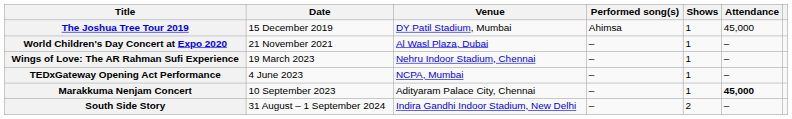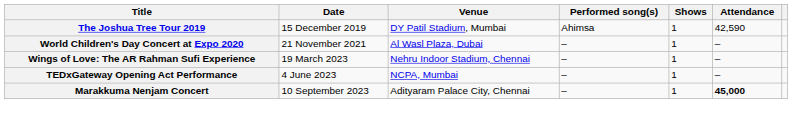(739, 28) 45,000 -> (730, 28) 42,590
- row: (125, 106)
